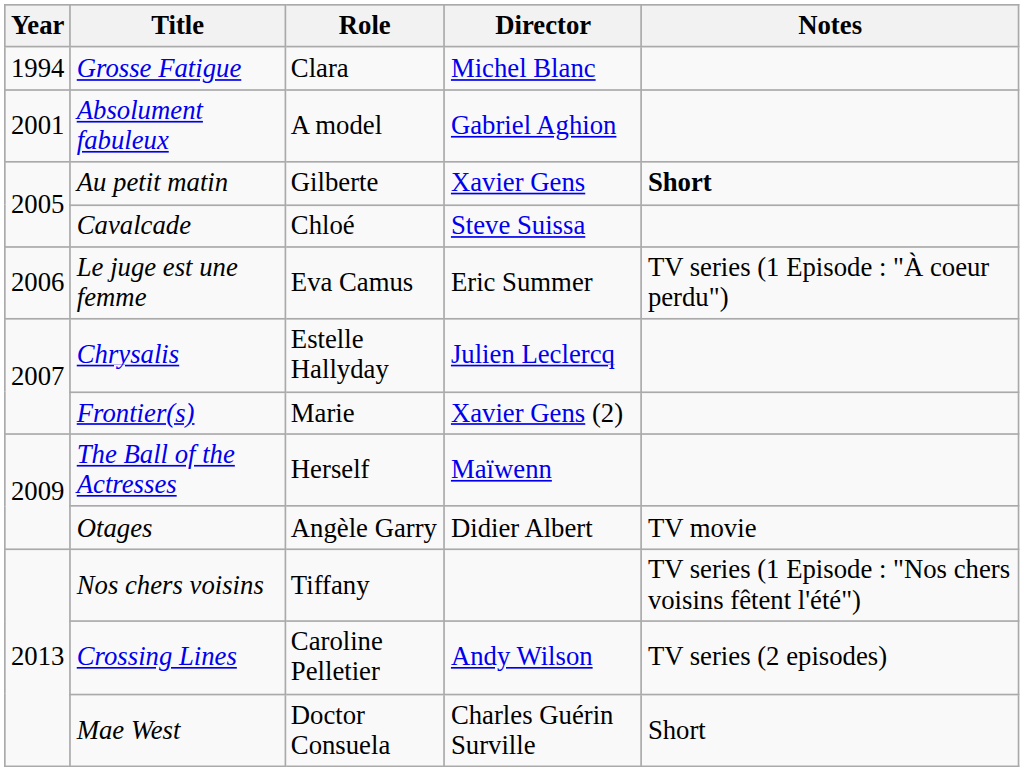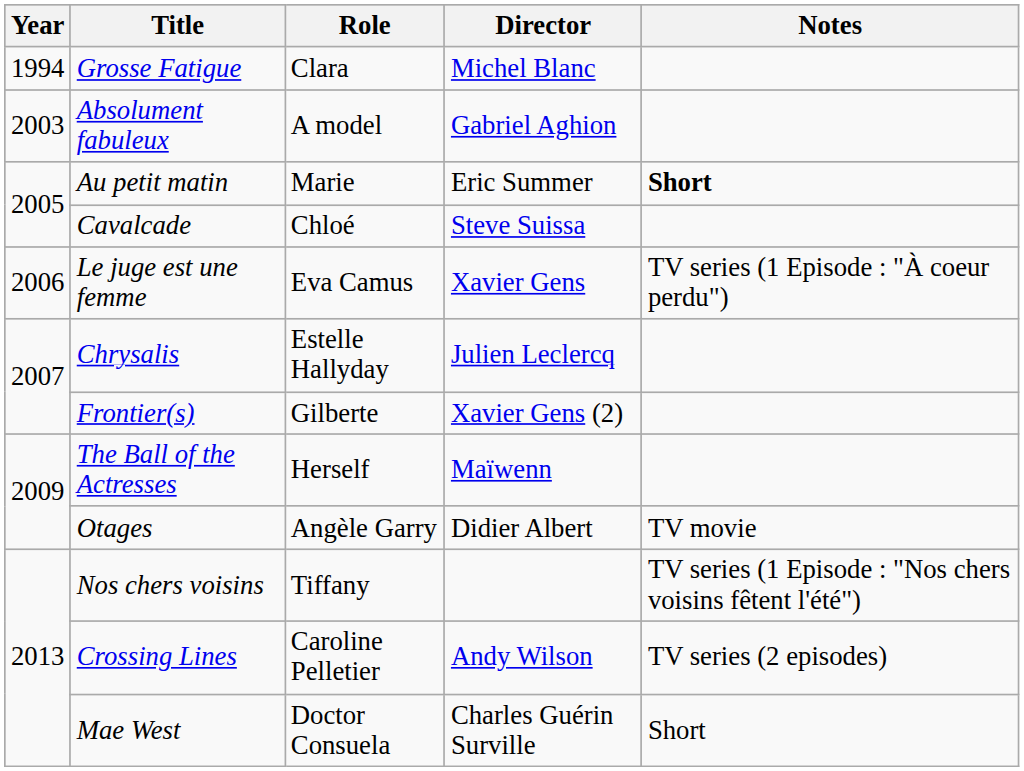(38, 125) 2001 -> (38, 125) 2003
(335, 182) Gilberte -> (323, 182) Marie
(518, 182) Xavier Gens -> (522, 182) Eric Summer
(522, 282) Eric Summer -> (518, 282) Xavier Gens
(323, 412) Marie -> (335, 412) Gilberte
